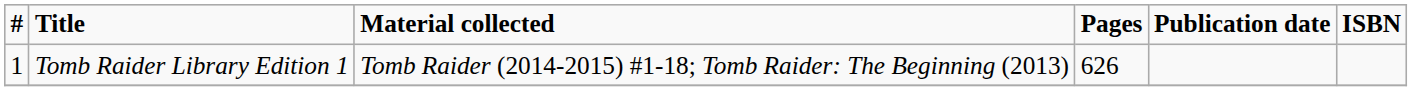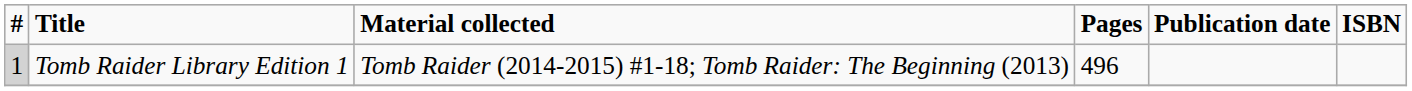(17, 64) no background -> (17, 64) lightgrey background
(1100, 64) 626 -> (1100, 64) 496
